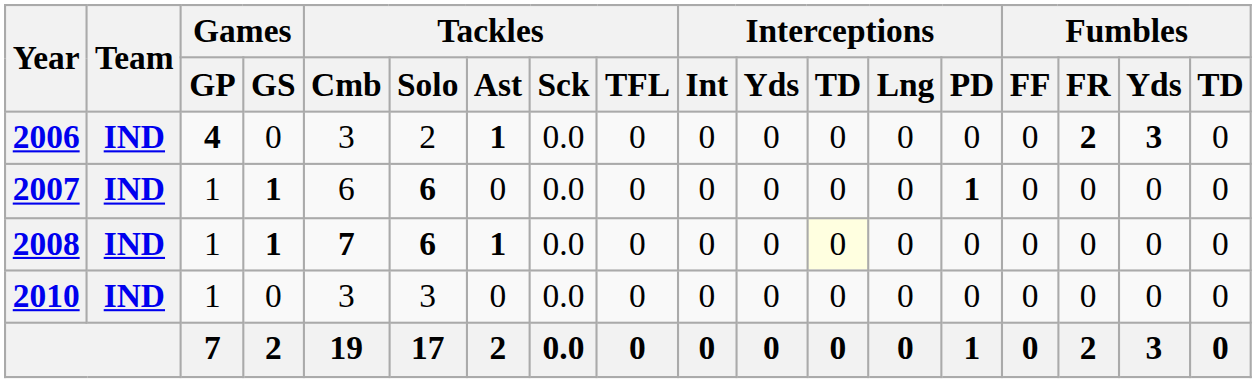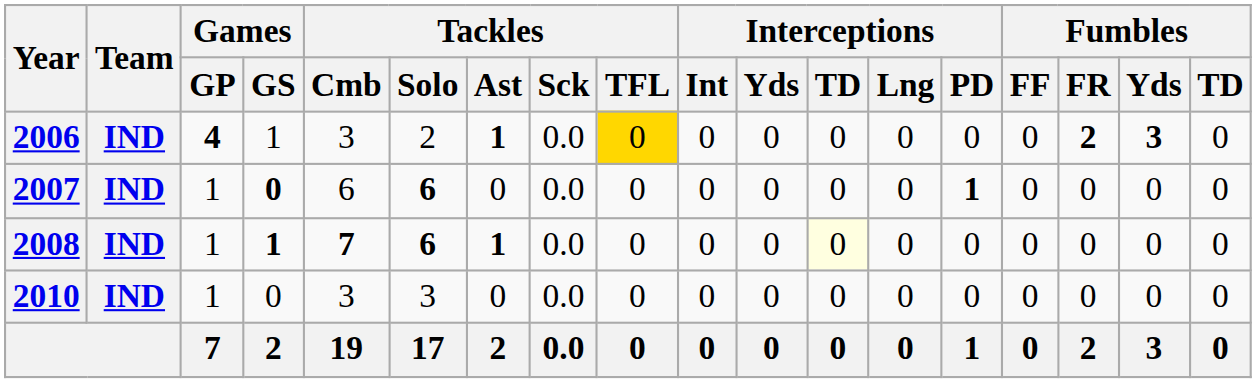(273, 137) 0 -> (273, 137) 1
(637, 137) no background -> (637, 137) gold background
(273, 190) 1 -> (273, 190) 0
